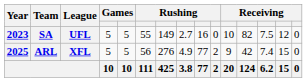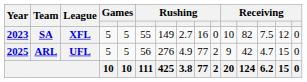(80, 34) UFL -> (80, 34) XFL
(80, 51) XFL -> (80, 51) UFL
(267, 51) 7.4 -> (267, 51) 4.7
